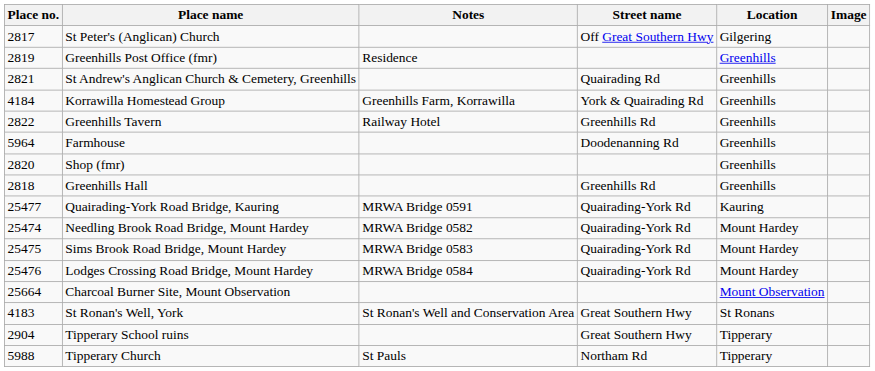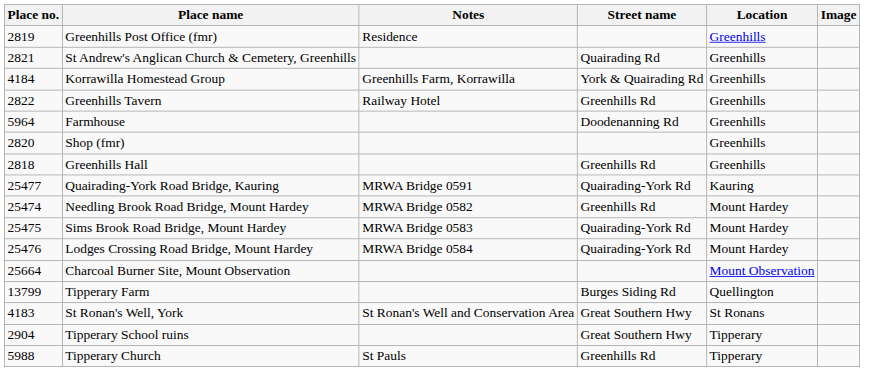- row: (142, 36)
(636, 228) Quairading-York Rd -> (618, 206) Greenhills Rd
+ row: (107, 292)
(614, 356) Northam Rd -> (618, 356) Greenhills Rd
